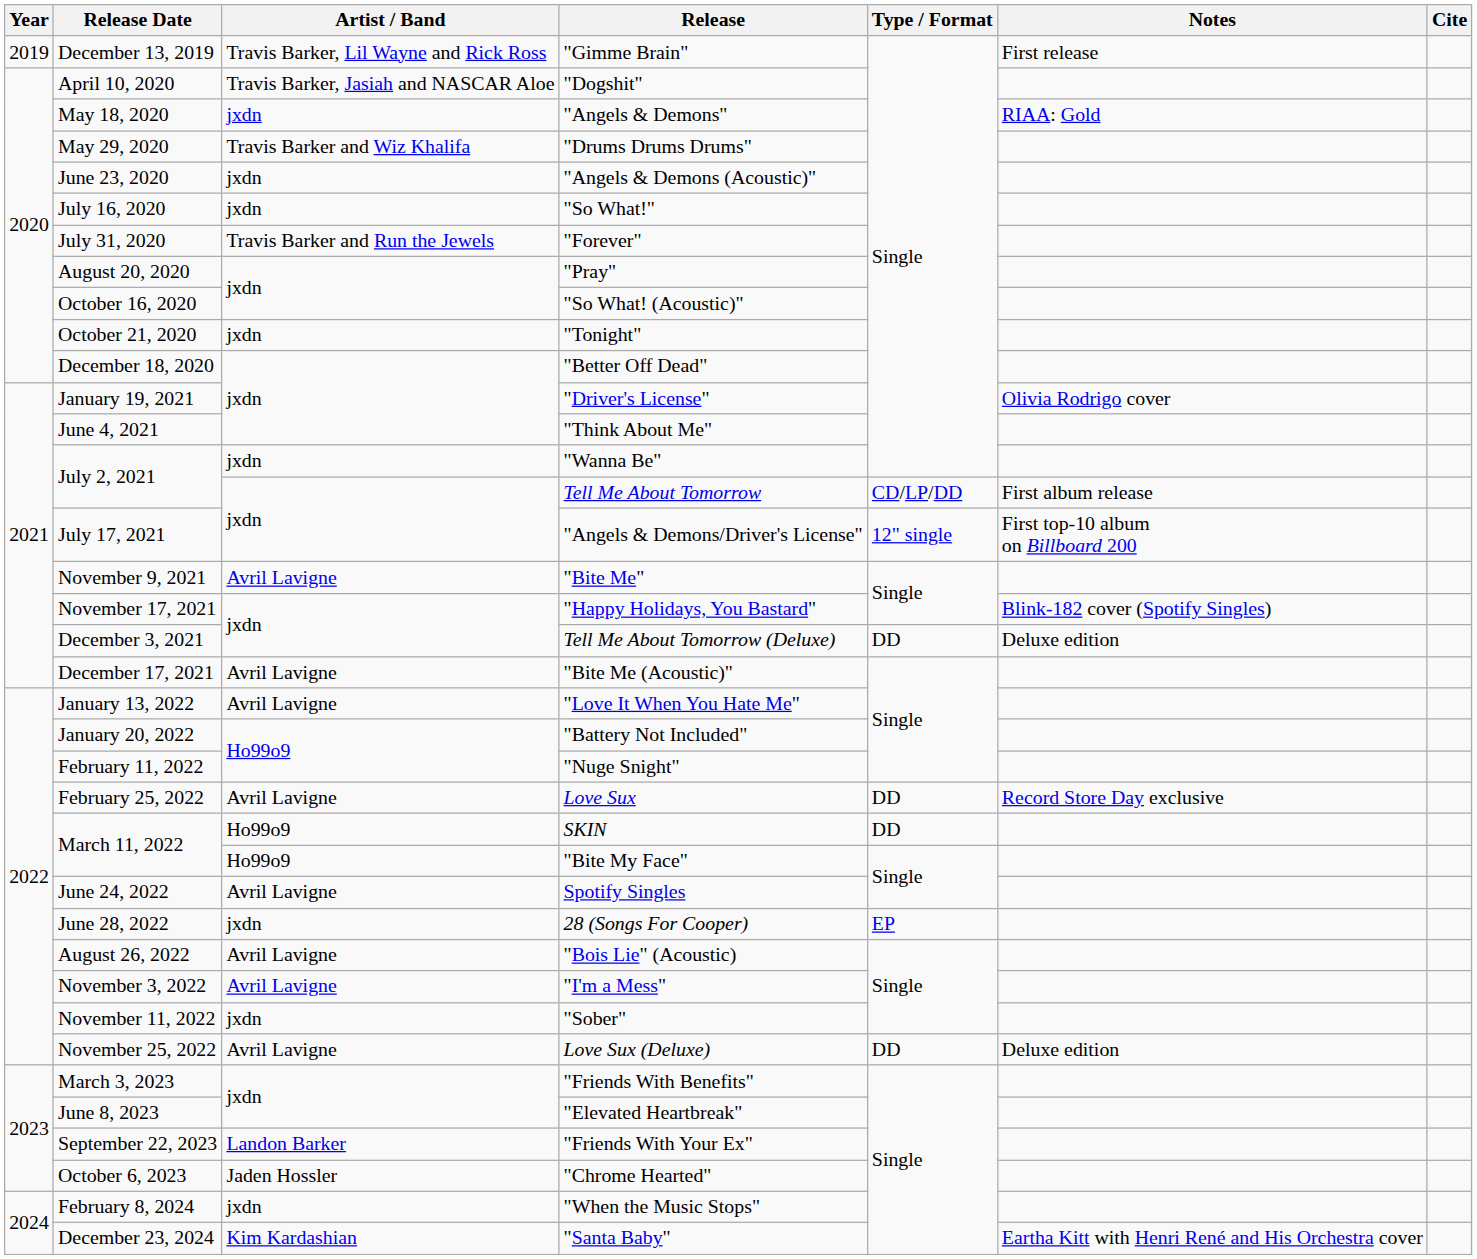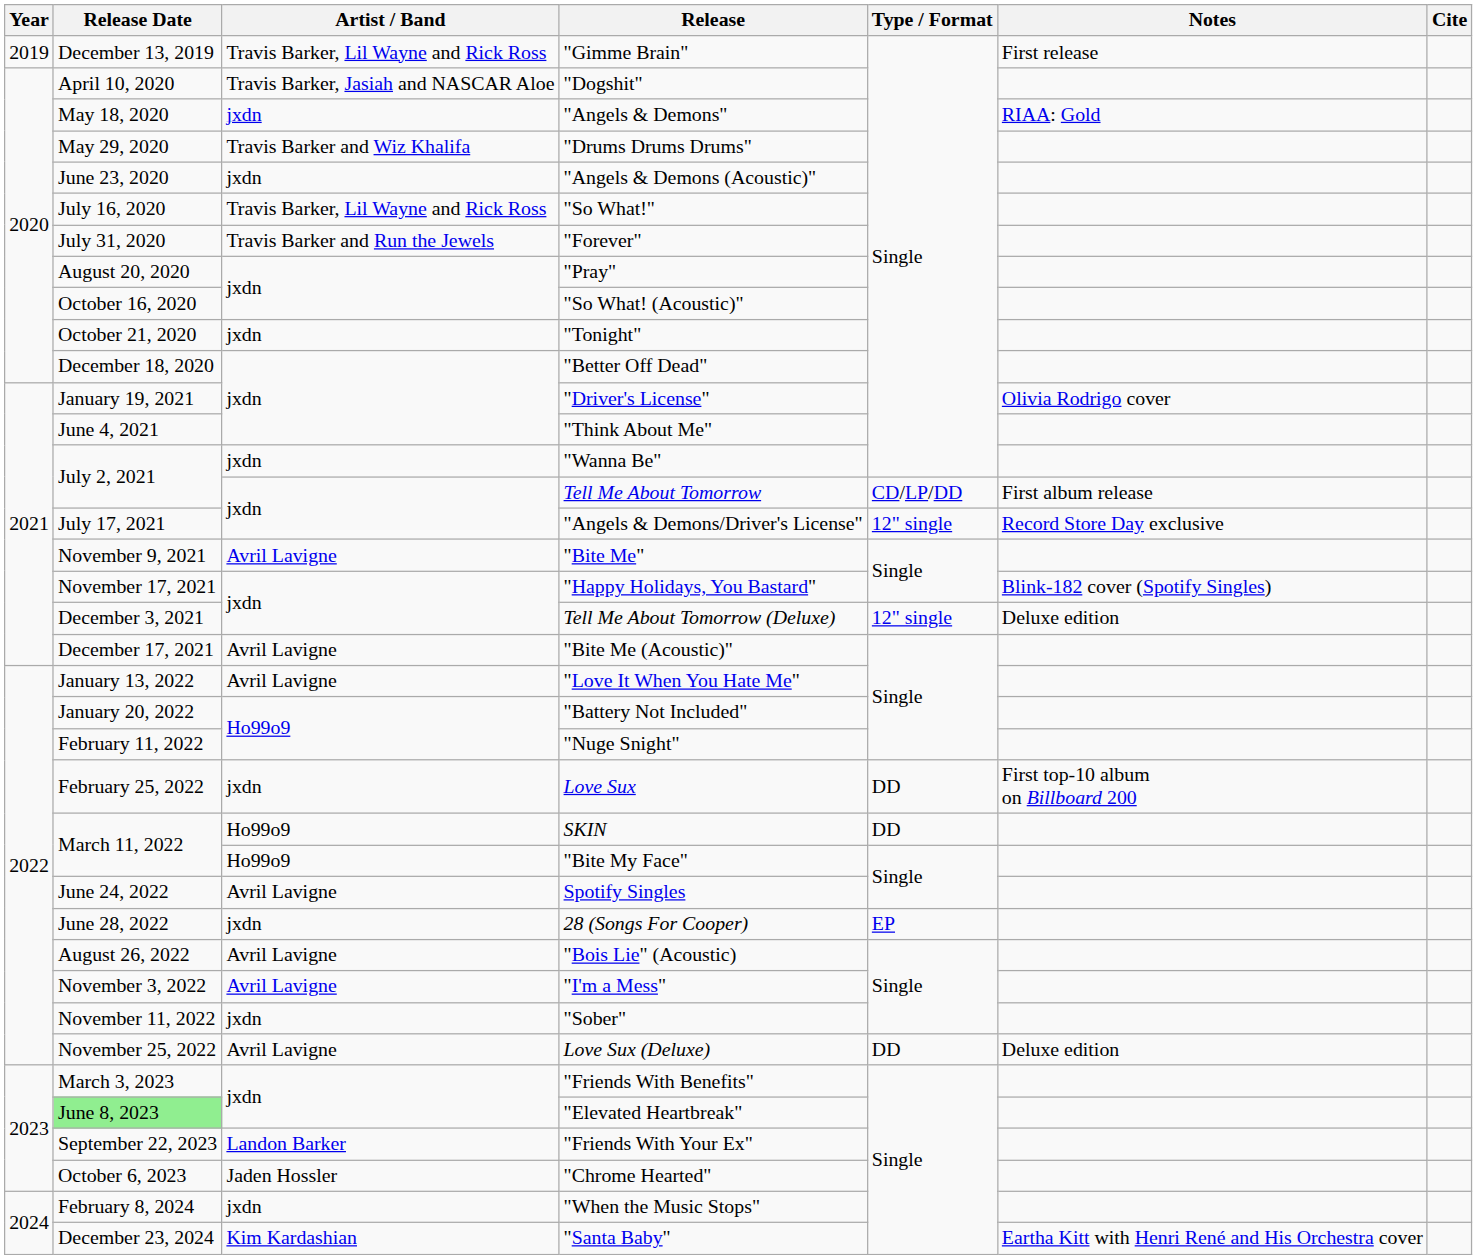(244, 209) jxdn -> (386, 209) Travis Barker, Lil Wayne and Rick Ross
(1076, 534) First top-10 album on Billboard 200 -> (1113, 523) Record Store Day exclusive
(886, 640) DD -> (912, 618) 12" single
(282, 797) Avril Lavigne -> (244, 786) jxdn
(1113, 797) Record Store Day exclusive -> (1076, 786) First top-10 album on Billboard 200
(108, 1112) no background -> (108, 1112) lightgreen background
